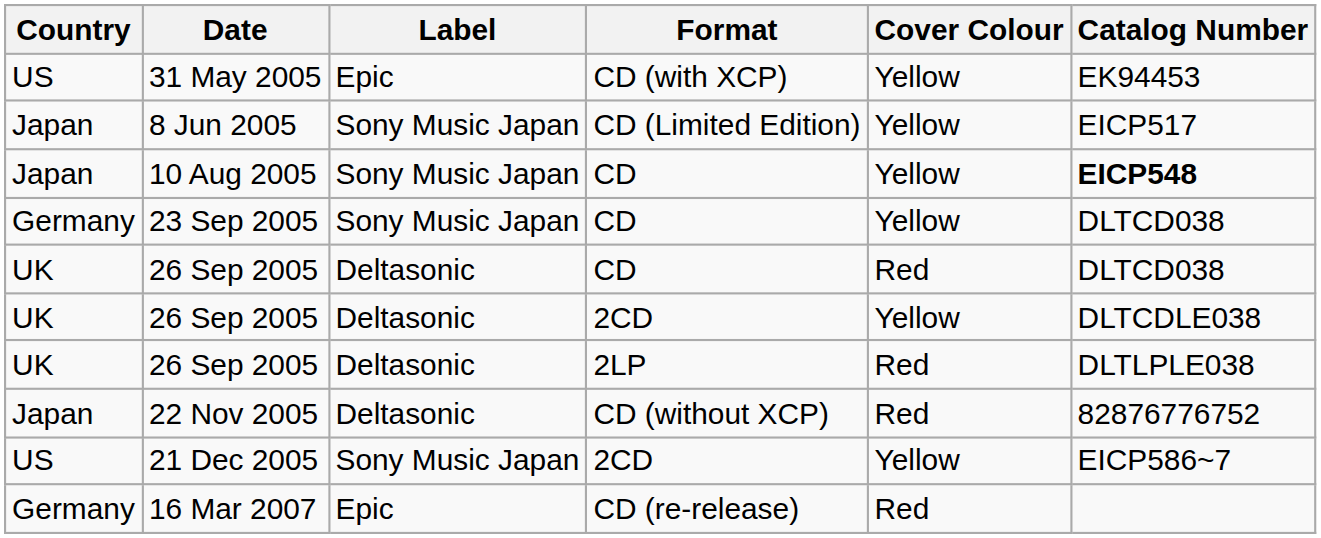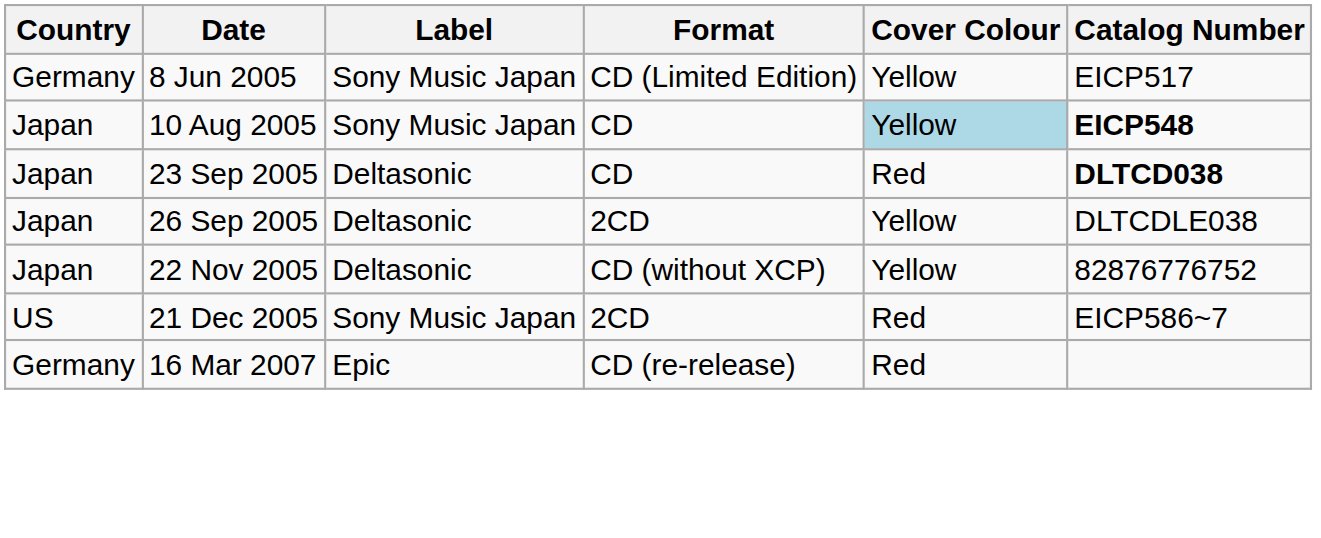- row: (235, 77)
(53, 125) Japan -> (73, 77) Germany
(917, 173) no background -> (914, 125) lightblue background
(73, 221) Germany -> (53, 173) Japan
(457, 221) Sony Music Japan -> (402, 173) Deltasonic
(917, 221) Yellow -> (899, 173) Red
(1151, 221) normal -> (1149, 173) bold
- row: (234, 269)
(33, 317) UK -> (53, 221) Japan
- row: (234, 365)
(902, 413) Red -> (914, 269) Yellow
(917, 461) Yellow -> (899, 317) Red
